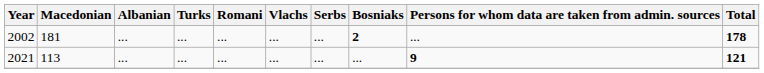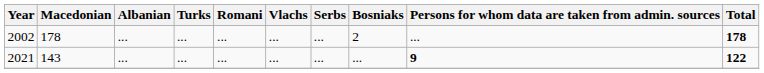(51, 36) 181 -> (51, 36) 178
(355, 36) bold -> (355, 36) normal
(50, 57) 113 -> (51, 57) 143
(736, 57) 121 -> (736, 57) 122
